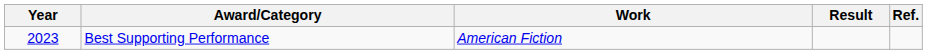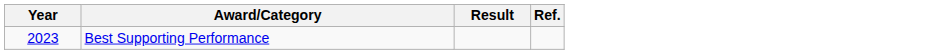- column: (633, 15)
